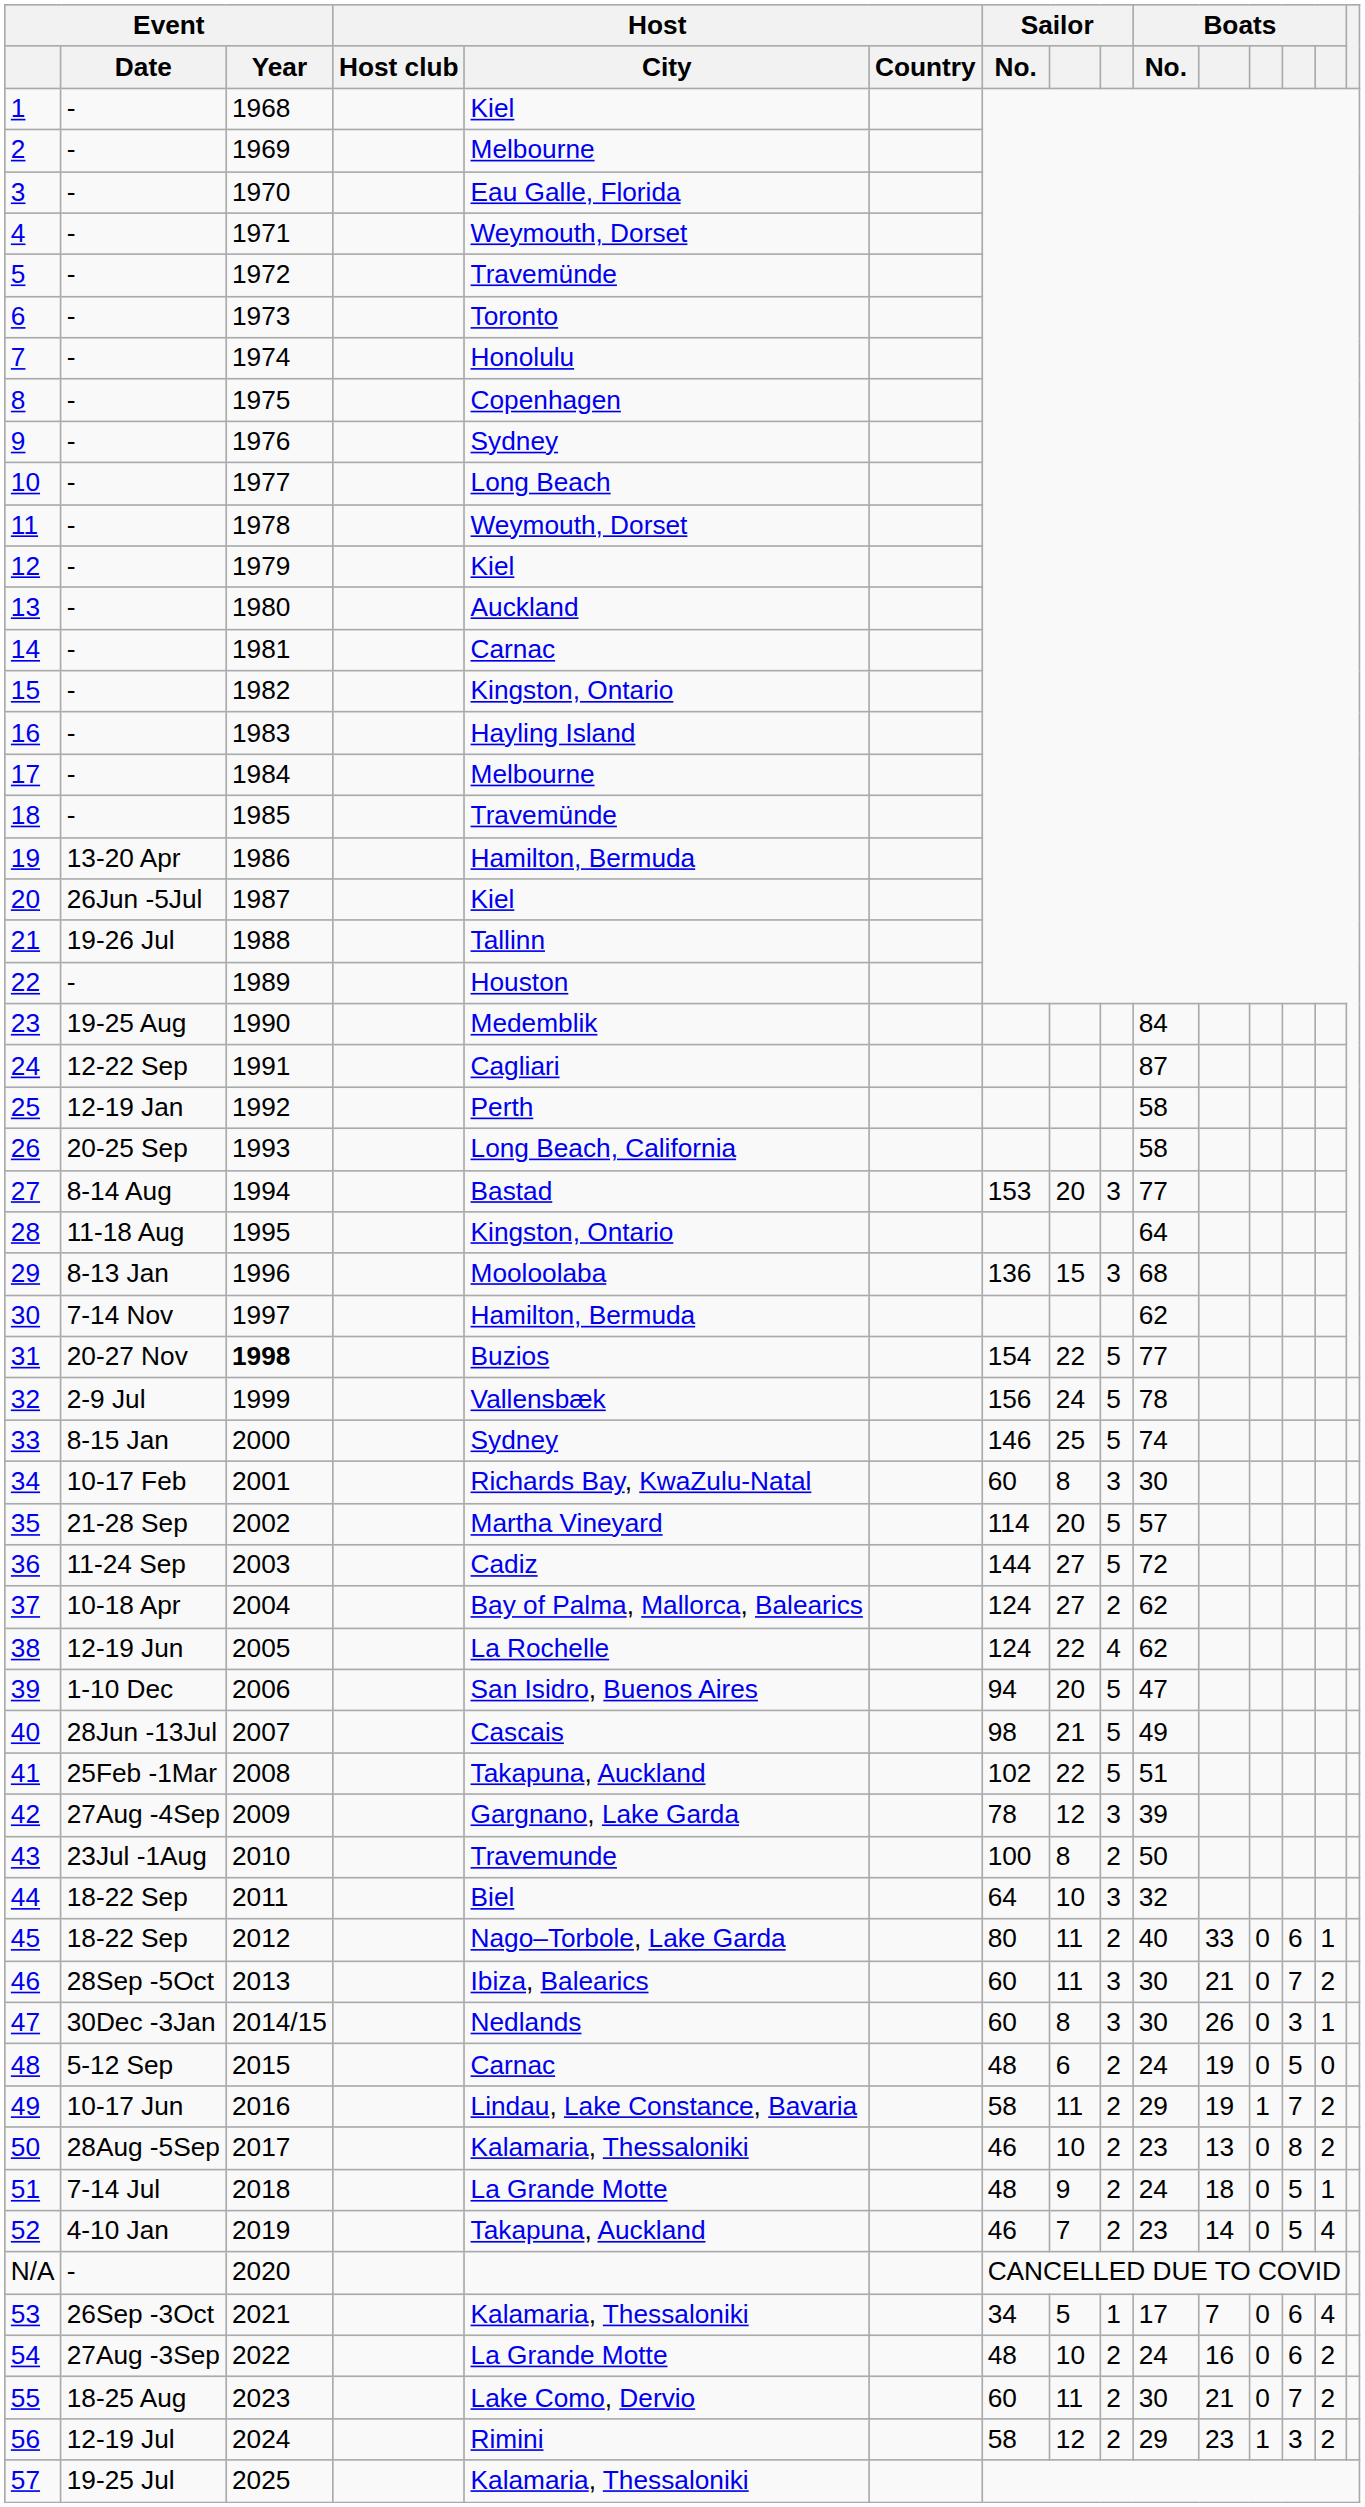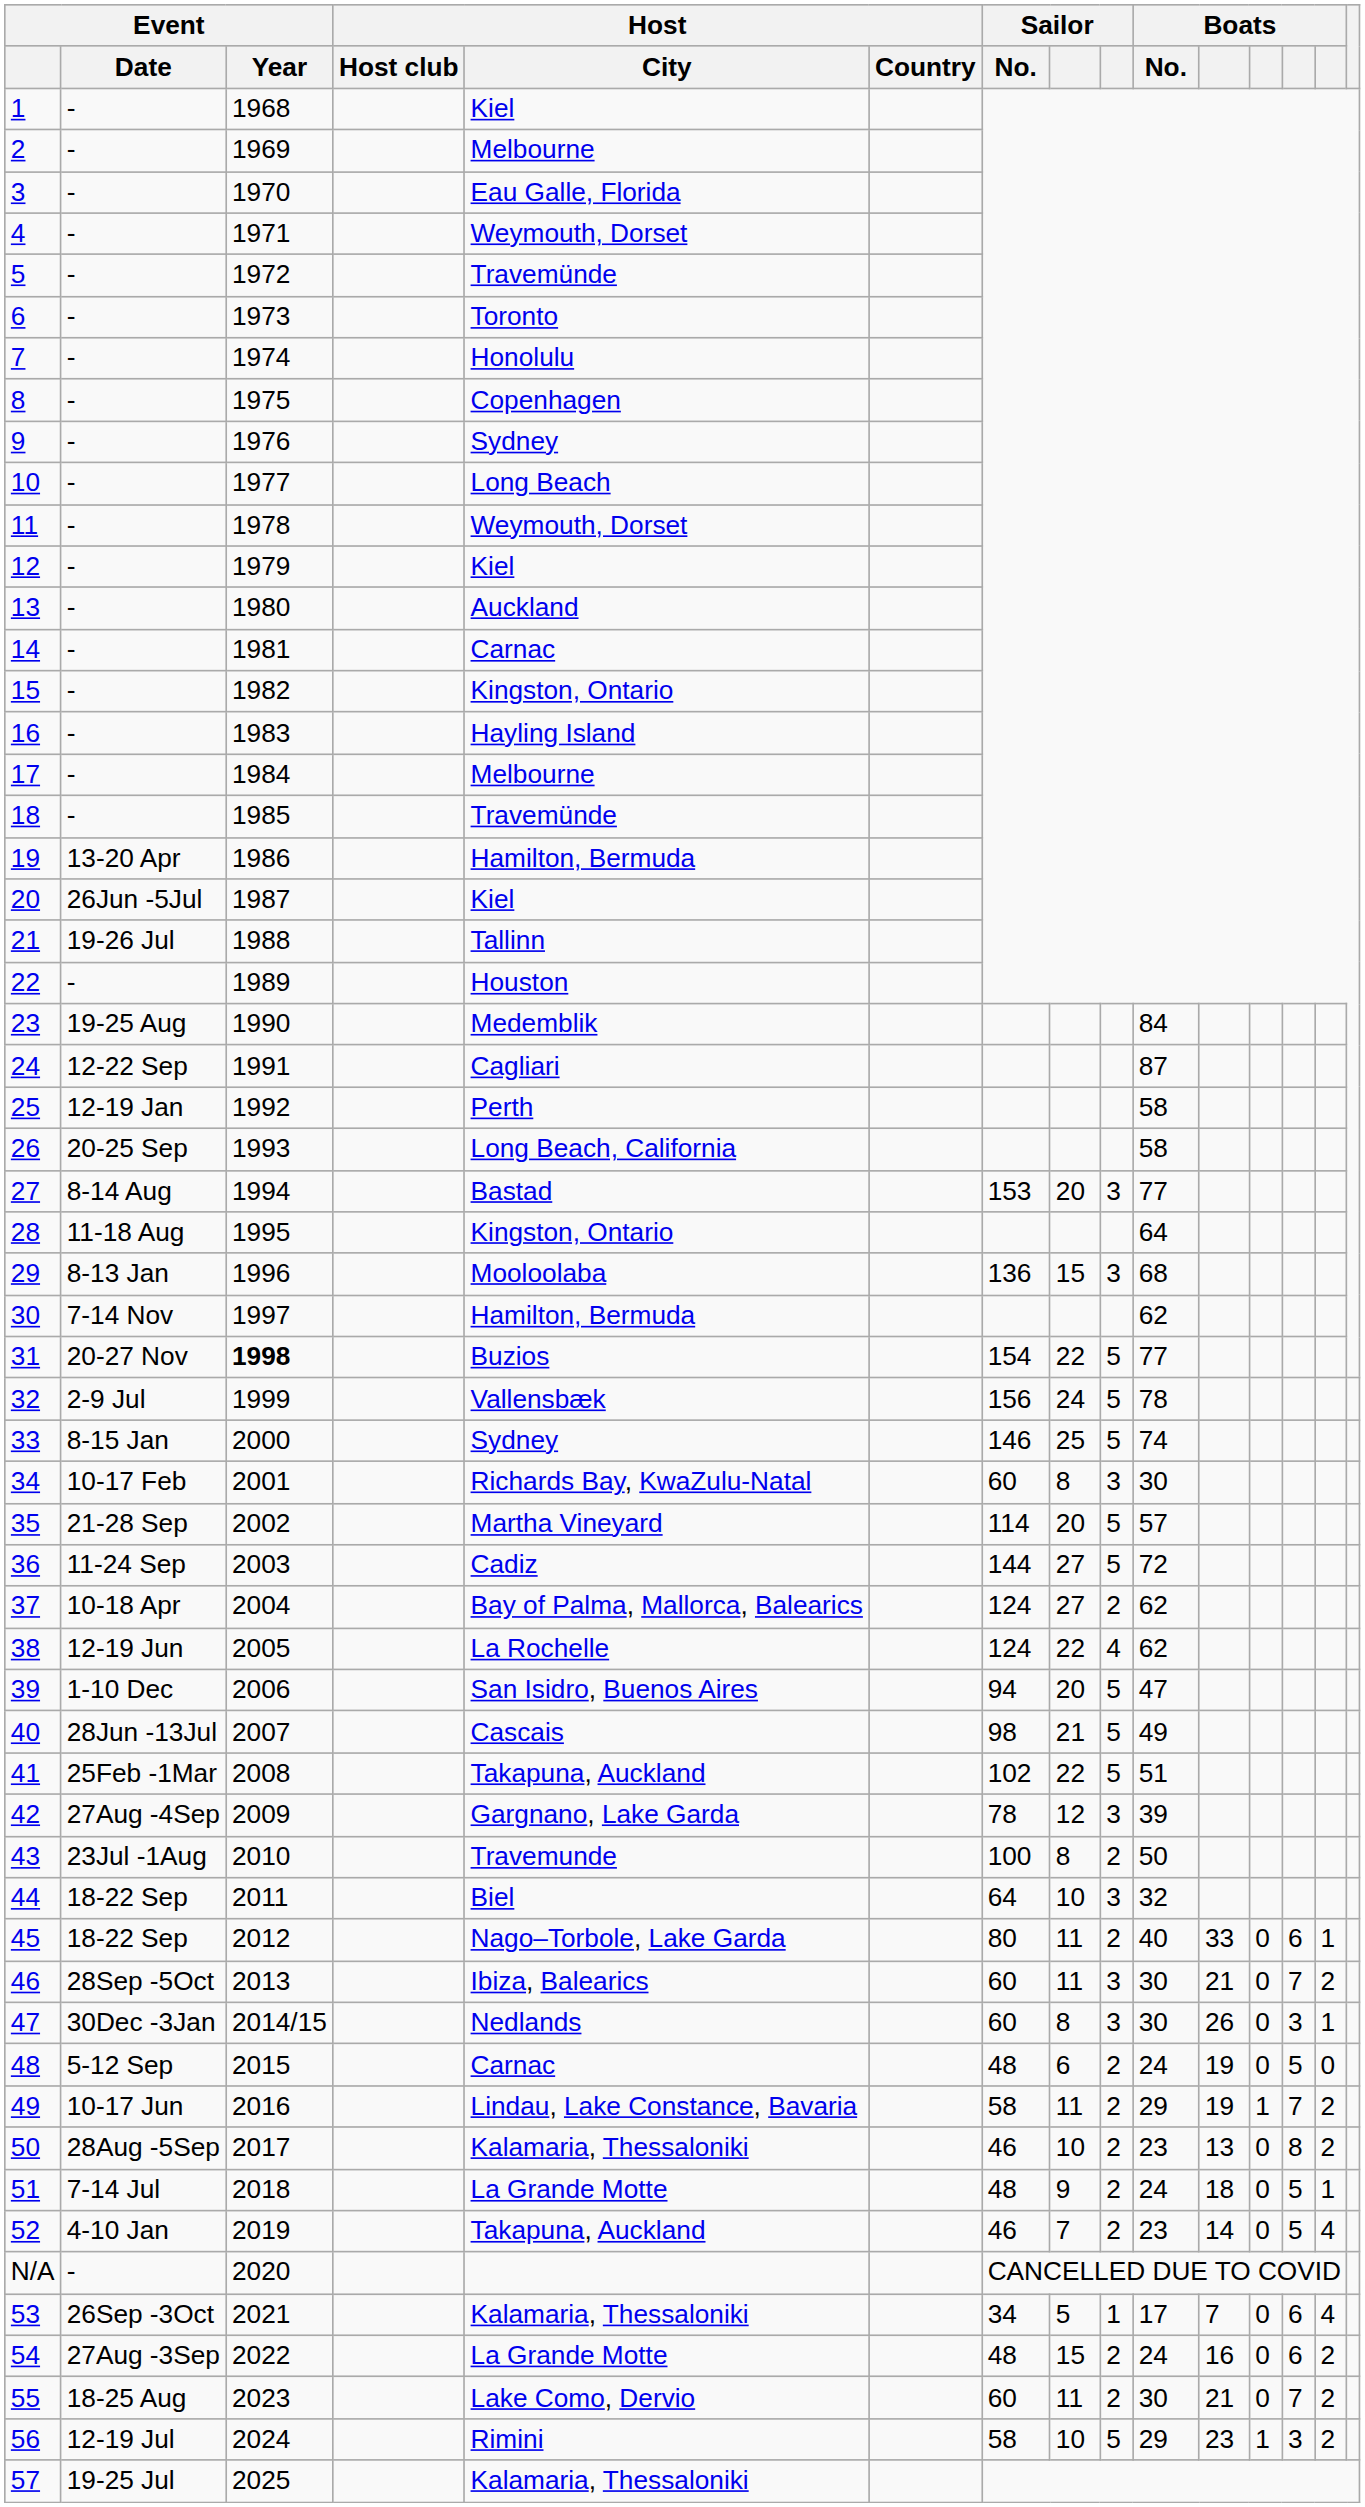(1070, 2355) 10 -> (1070, 2355) 15
(1070, 2438) 12 -> (1070, 2438) 10
(1113, 2438) 2 -> (1113, 2438) 5
